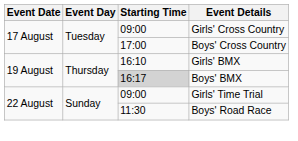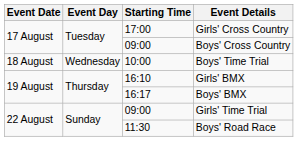(133, 29) 09:00 -> (138, 29) 17:00
(133, 45) 17:00 -> (138, 45) 09:00
+ row: (232, 62)
(133, 78) lightgrey background -> (138, 95) no background
